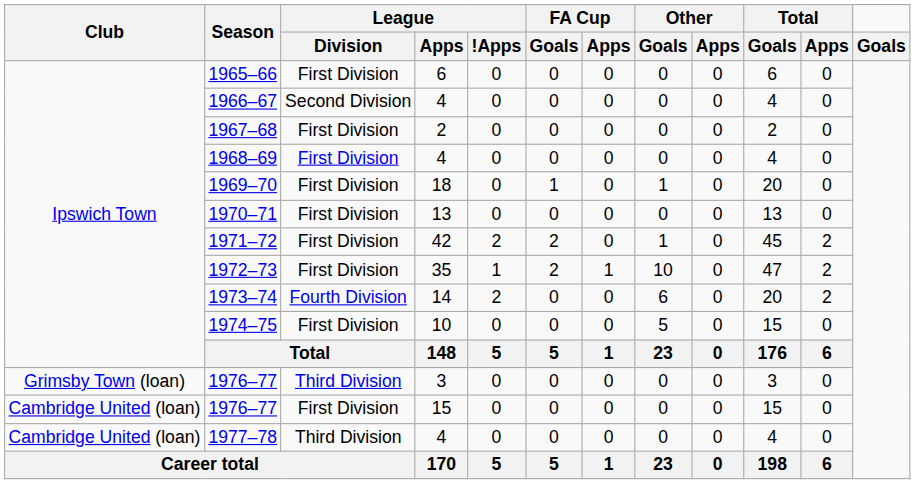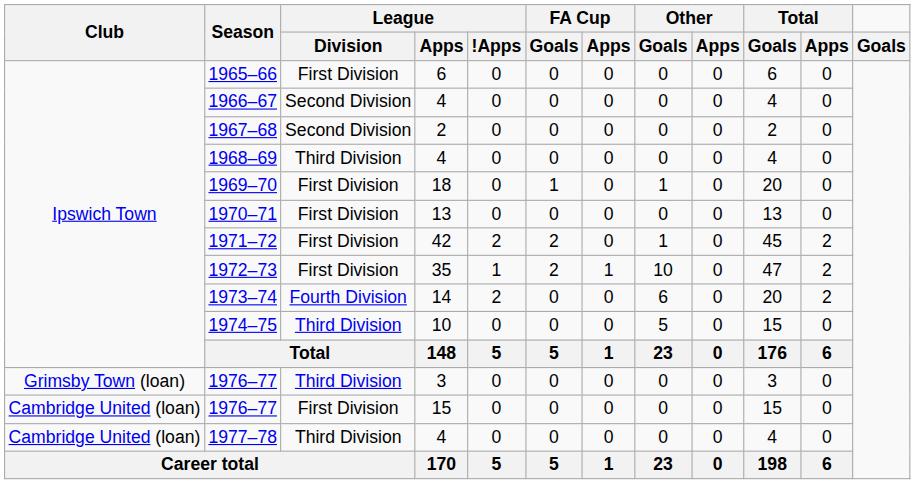(348, 130) First Division -> (348, 130) Second Division
(348, 158) First Division -> (348, 158) Third Division
(348, 325) First Division -> (348, 325) Third Division
